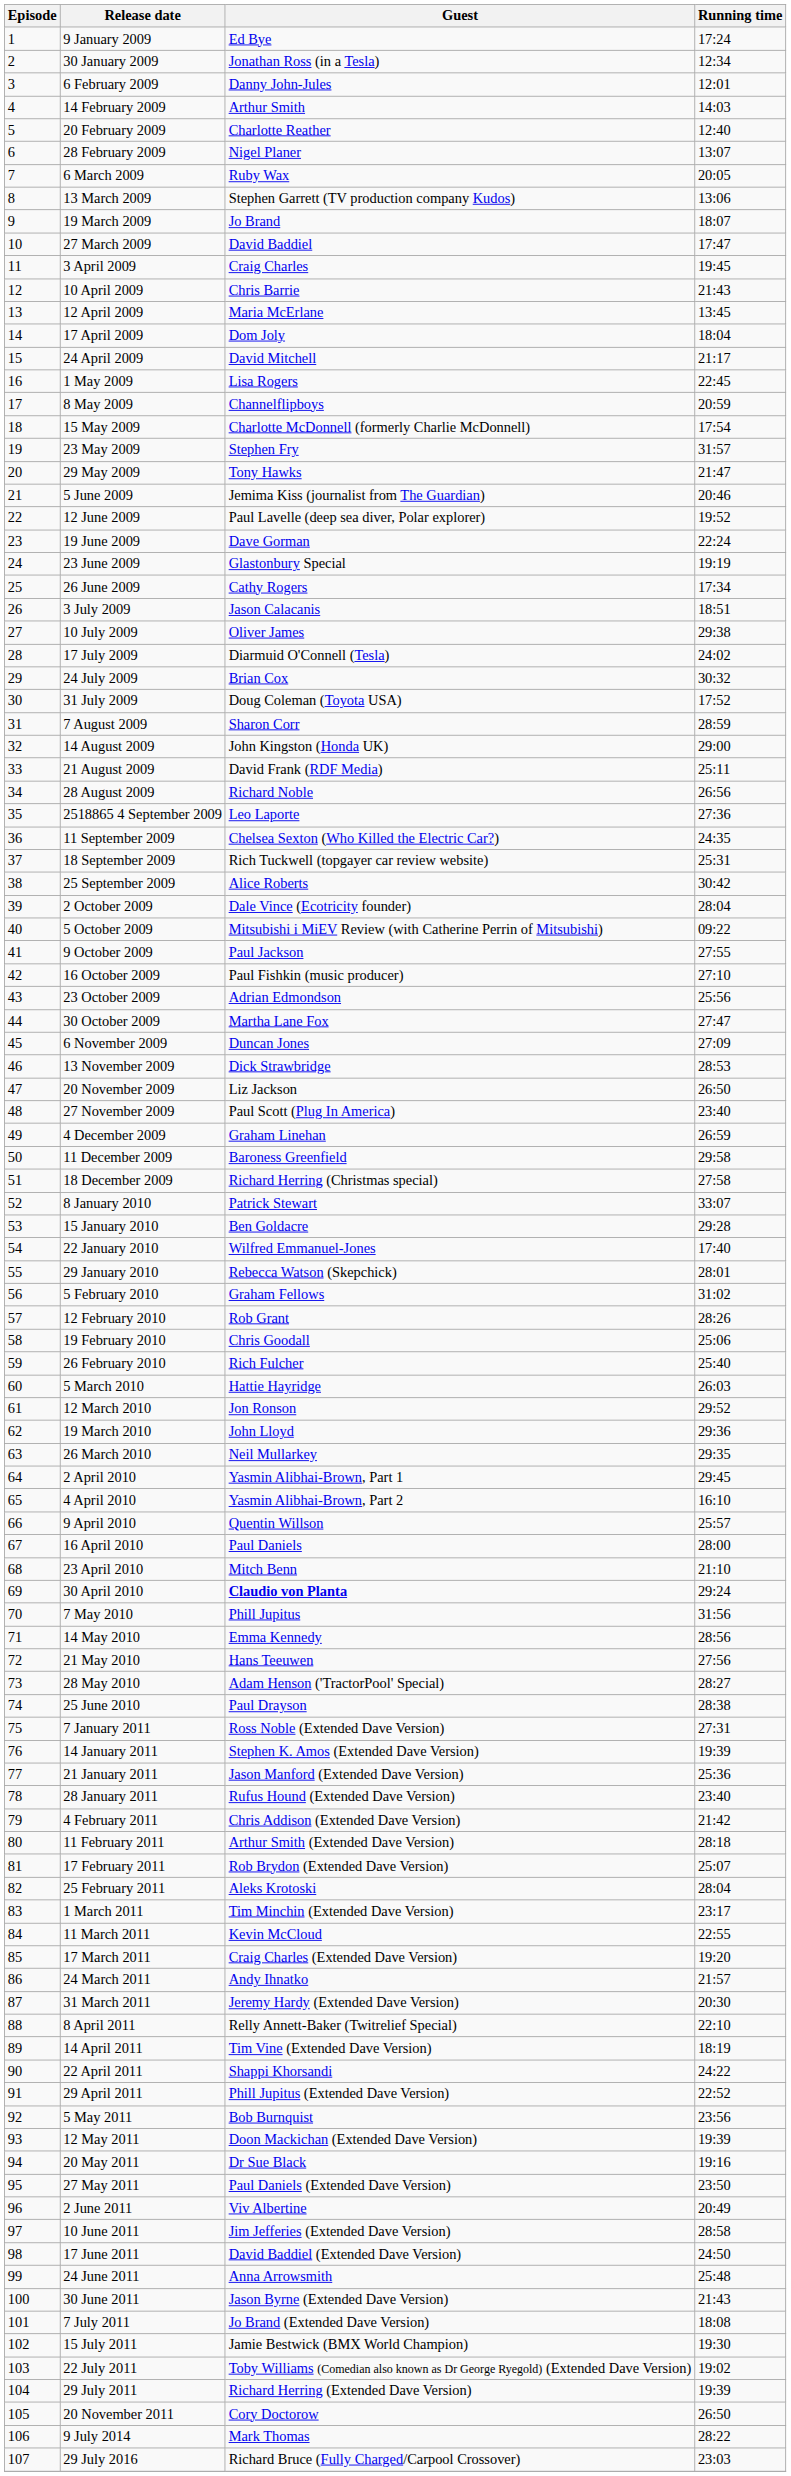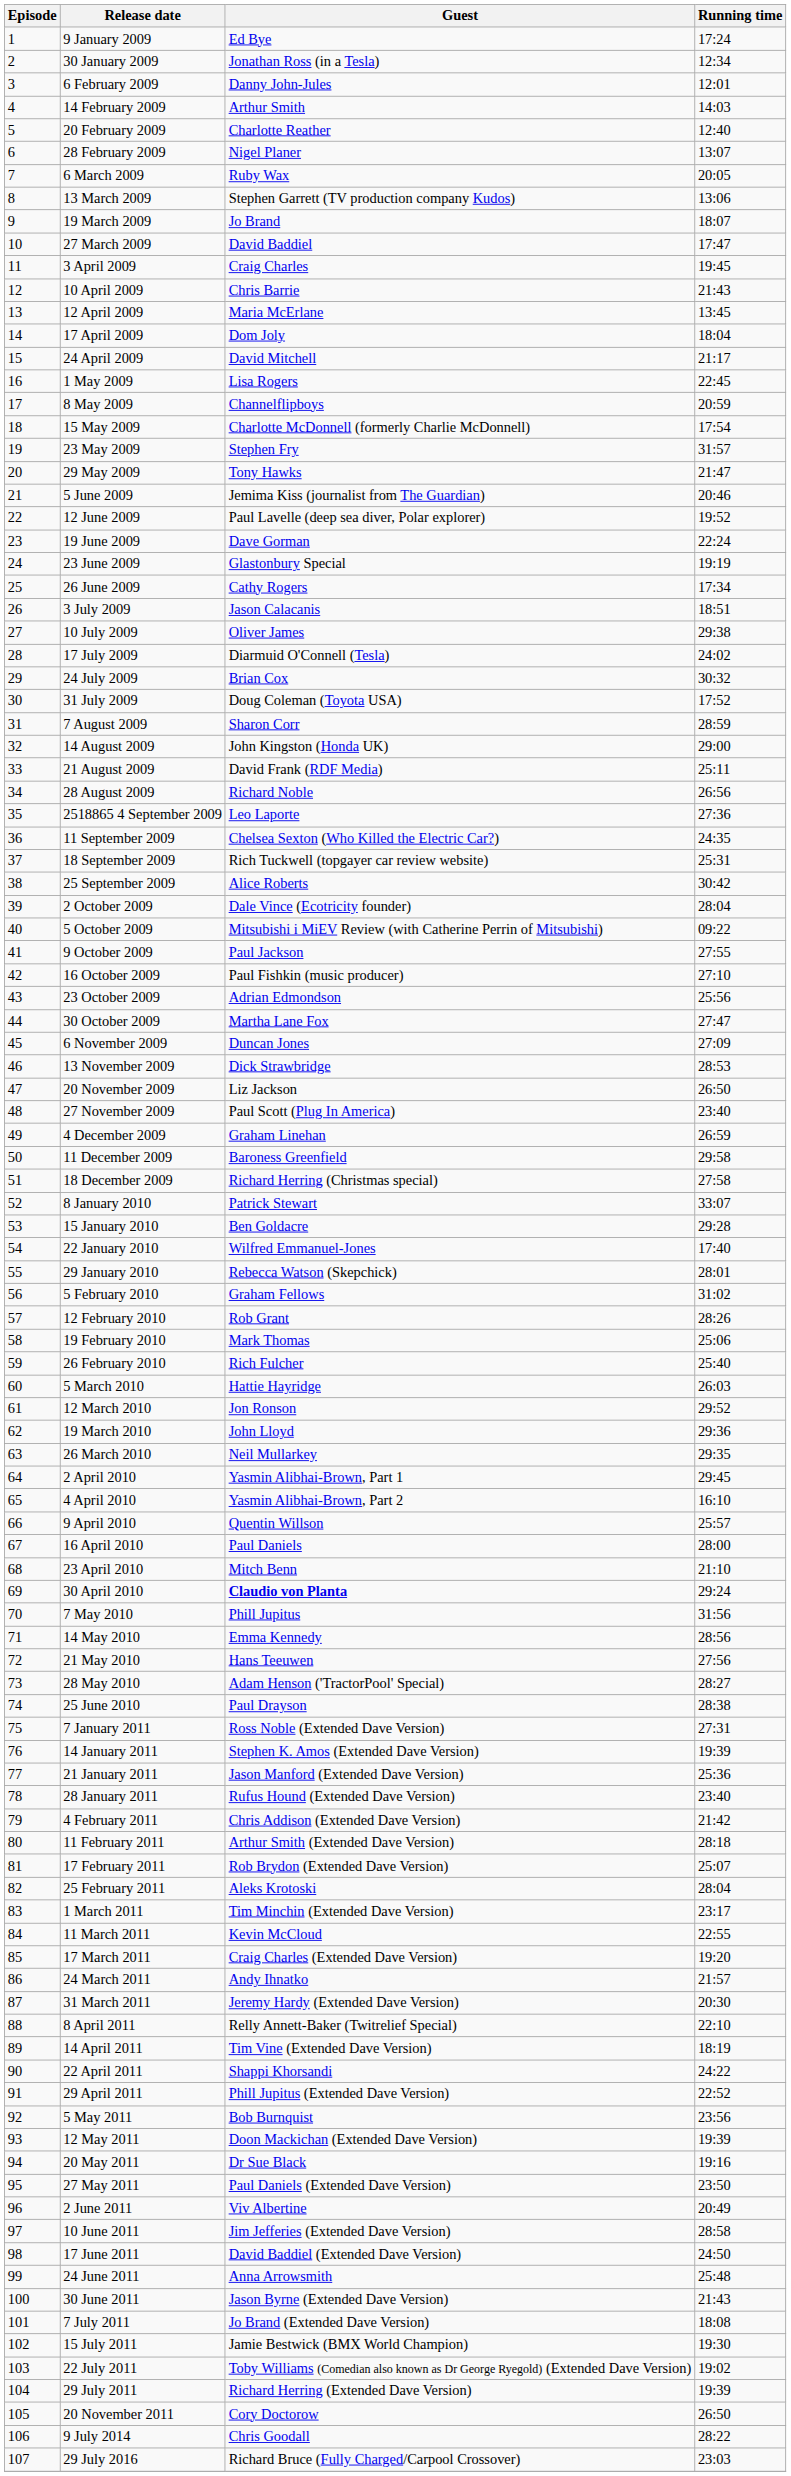(269, 1340) Chris Goodall -> (269, 1340) Mark Thomas
(269, 2436) Mark Thomas -> (269, 2436) Chris Goodall
